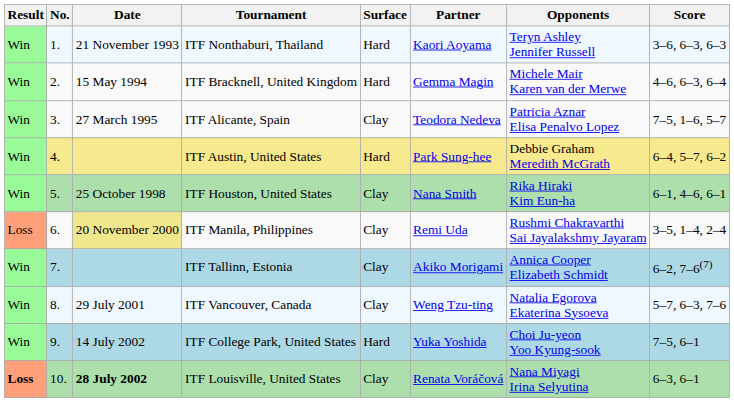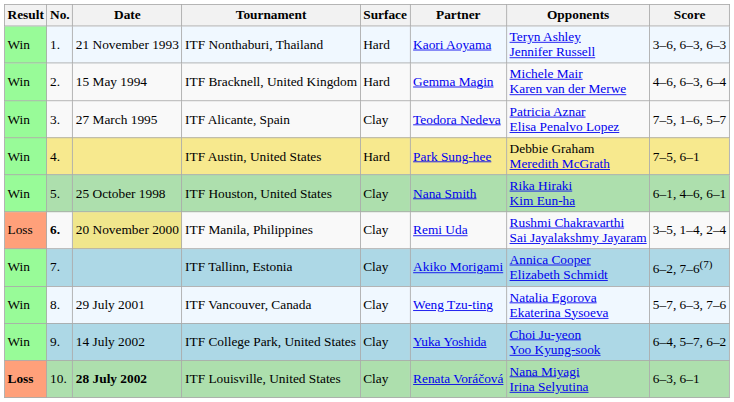(690, 155) 6–4, 5–7, 6–2 -> (676, 155) 7–5, 6–1
(55, 229) normal -> (55, 229) bold
(377, 341) Hard -> (376, 341) Clay
(676, 341) 7–5, 6–1 -> (690, 341) 6–4, 5–7, 6–2
